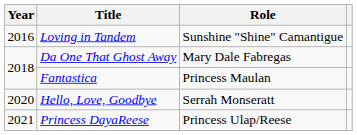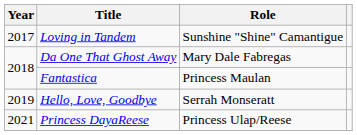(21, 36) 2016 -> (21, 36) 2017
(21, 99) 2020 -> (21, 99) 2019
